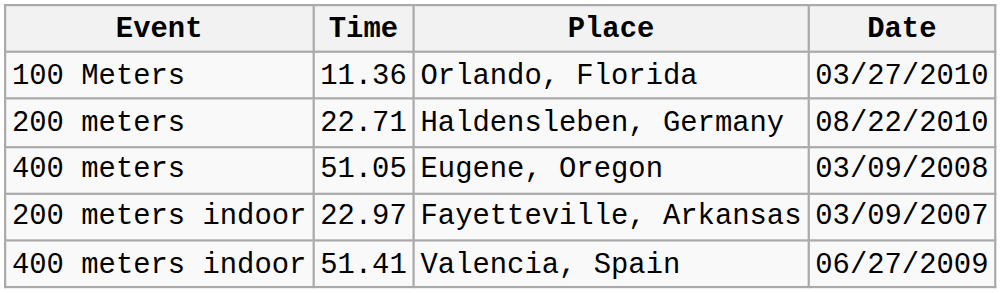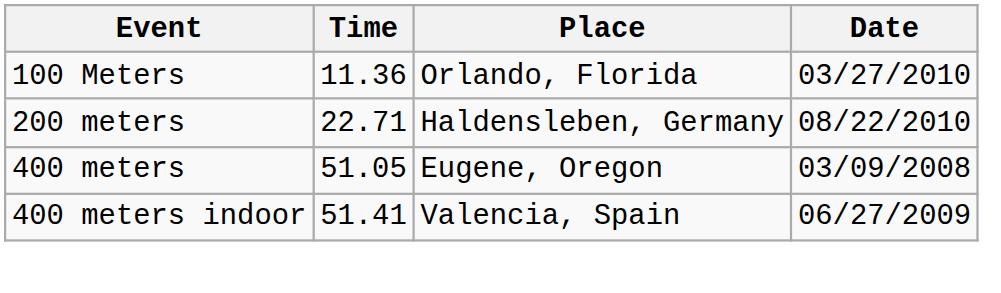- row: (159, 217)
